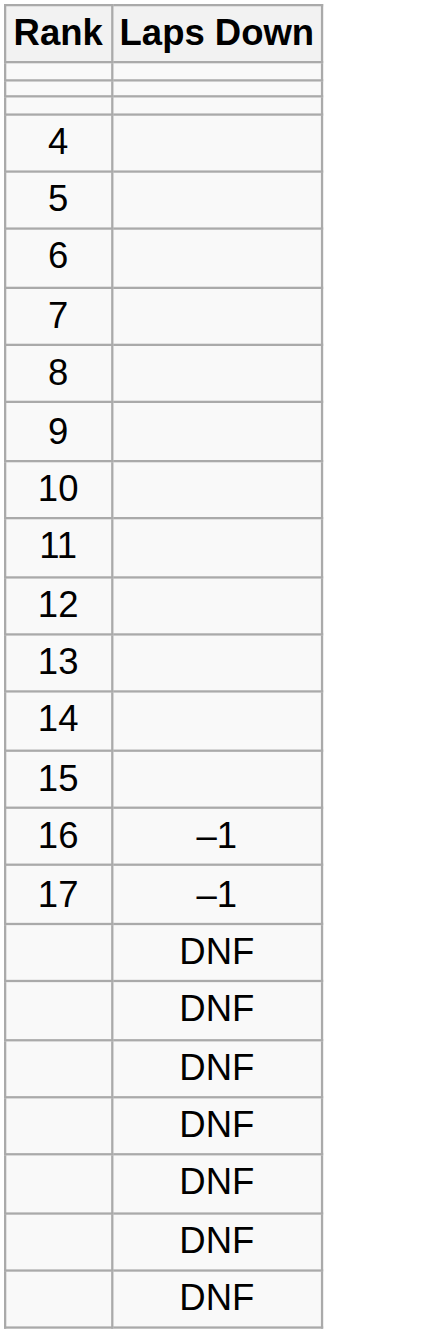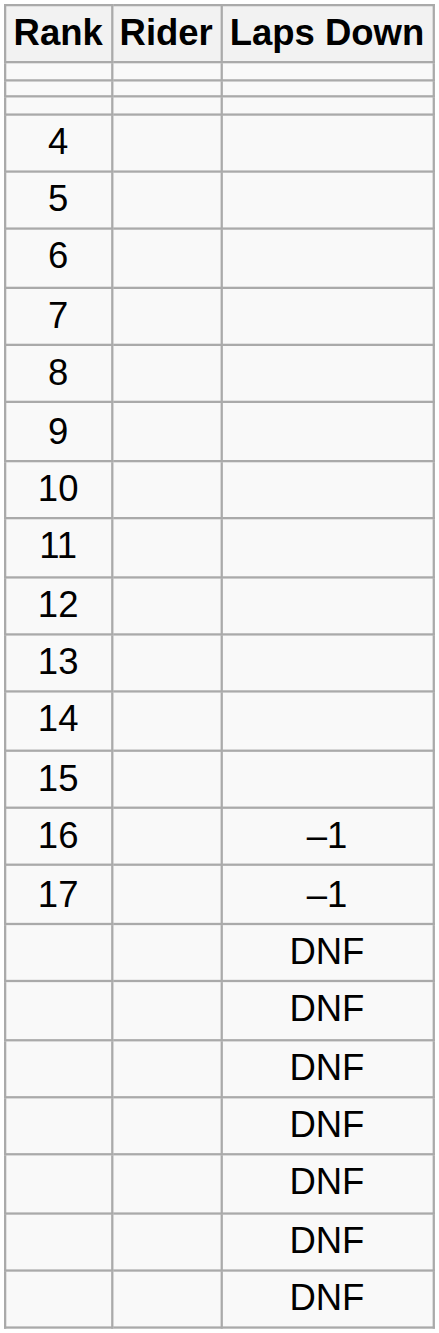+ column: (166, 33)
